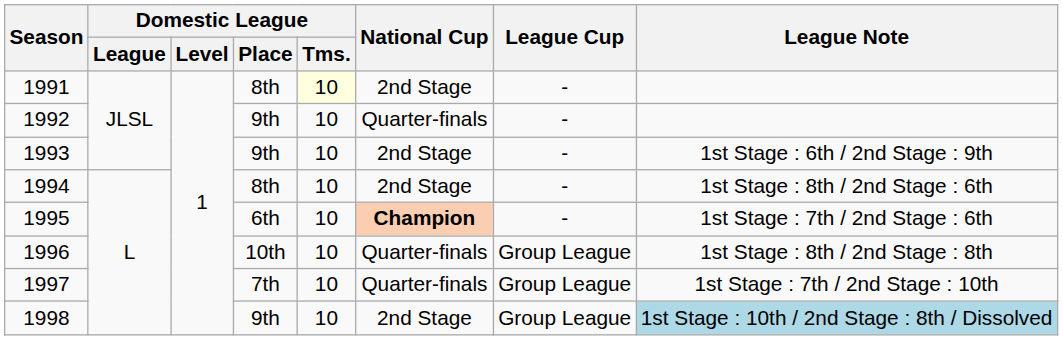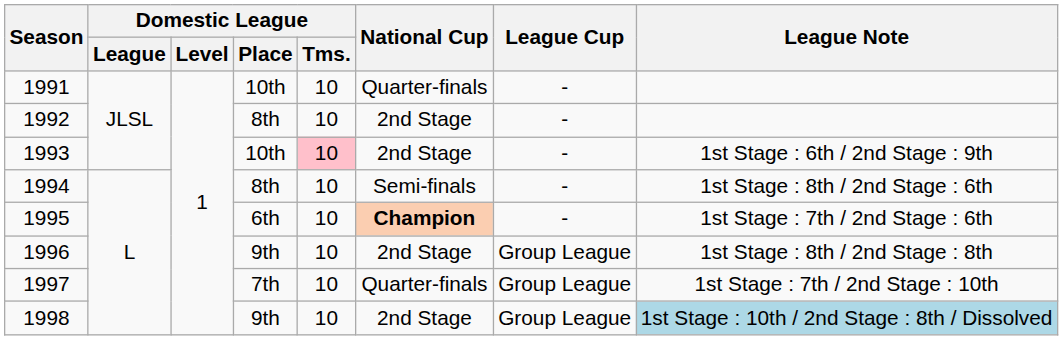(265, 86) 8th -> (265, 86) 10th
(326, 86) lightyellow background -> (326, 86) no background
(424, 86) 2nd Stage -> (424, 86) Quarter-finals
(265, 119) 9th -> (265, 119) 8th
(424, 119) Quarter-finals -> (424, 119) 2nd Stage
(265, 152) 9th -> (265, 152) 10th
(326, 152) no background -> (326, 152) pink background
(424, 185) 2nd Stage -> (424, 185) Semi-finals
(265, 251) 10th -> (265, 251) 9th
(424, 251) Quarter-finals -> (424, 251) 2nd Stage
